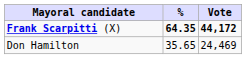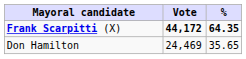columns swapped: (220, 13) <-> (181, 13)
